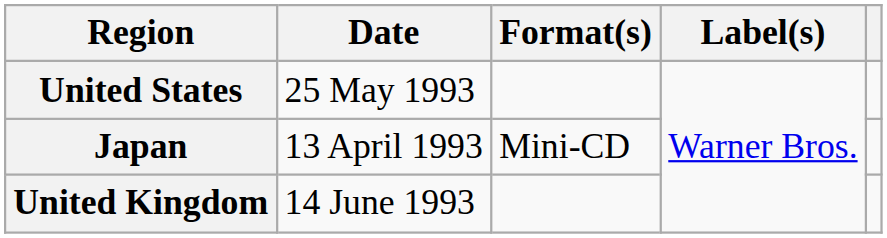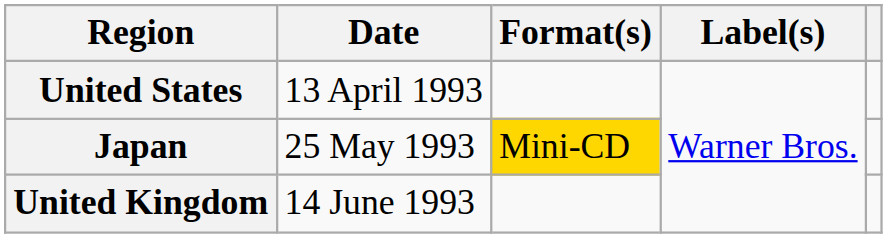(380, 89) 25 May 1993 -> (384, 89) 13 April 1993
(384, 145) 13 April 1993 -> (380, 145) 25 May 1993
(565, 145) no background -> (565, 145) gold background
